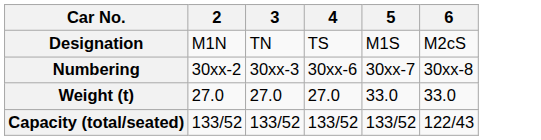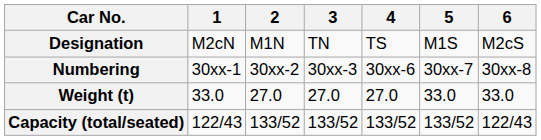+ column: (217, 17)
